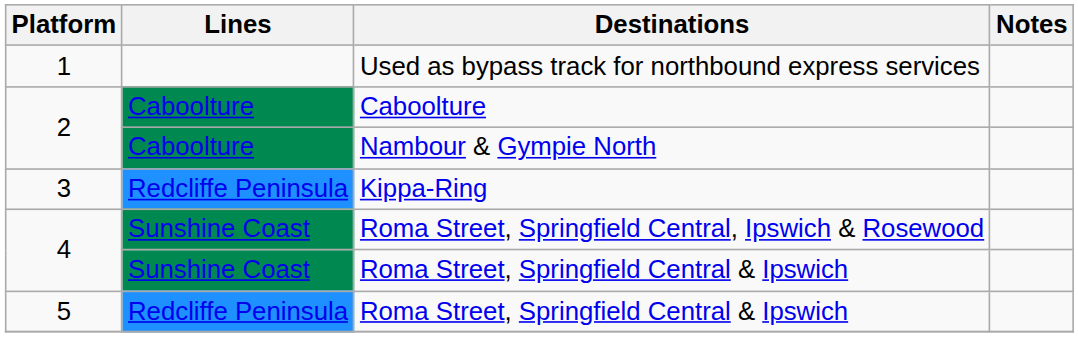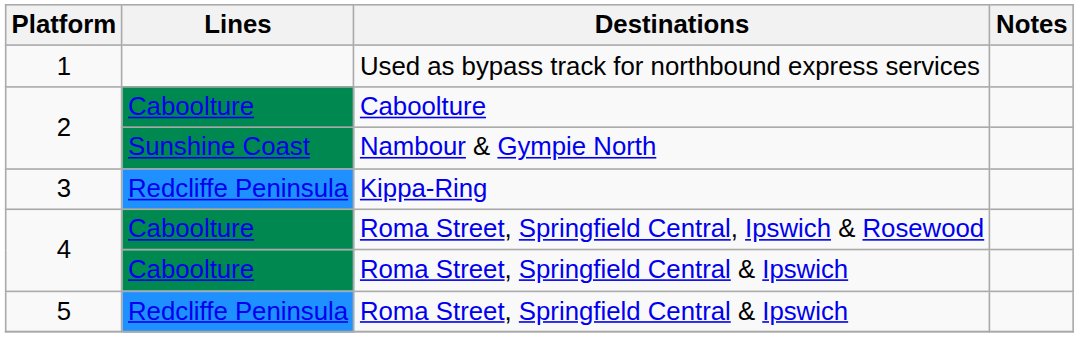(191, 147) Caboolture -> (219, 147) Sunshine Coast
(219, 229) Sunshine Coast -> (191, 229) Caboolture
(219, 270) Sunshine Coast -> (191, 270) Caboolture
